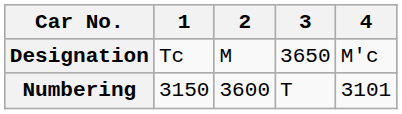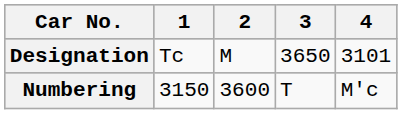(360, 56) M'c -> (366, 56) 3101
(366, 91) 3101 -> (360, 91) M'c
